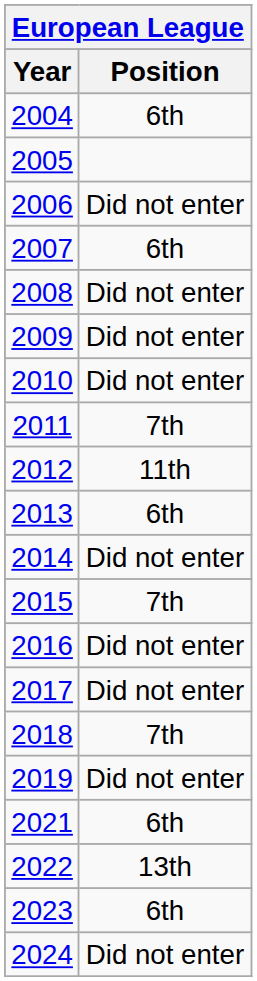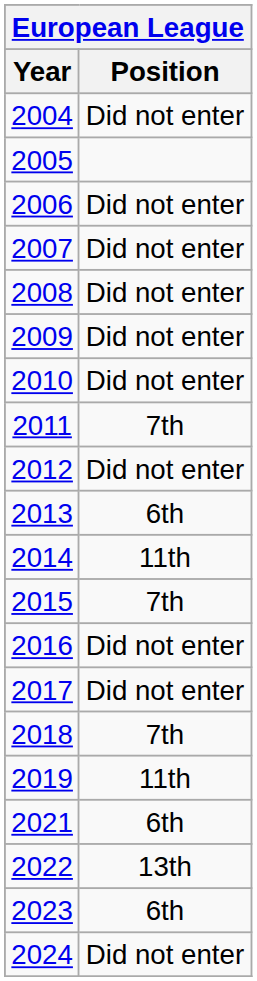(165, 115) 6th -> (165, 115) Did not enter
(165, 248) 6th -> (165, 248) Did not enter
(165, 469) 11th -> (165, 469) Did not enter
(165, 557) Did not enter -> (165, 557) 11th
(165, 778) Did not enter -> (165, 778) 11th
